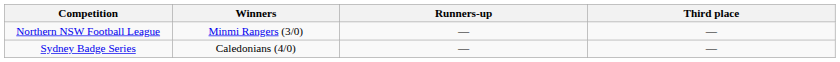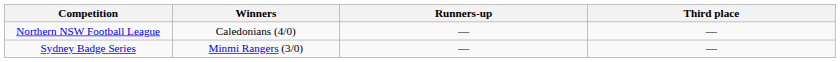(256, 31) Minmi Rangers (3/0) -> (256, 31) Caledonians (4/0)
(256, 48) Caledonians (4/0) -> (256, 48) Minmi Rangers (3/0)
